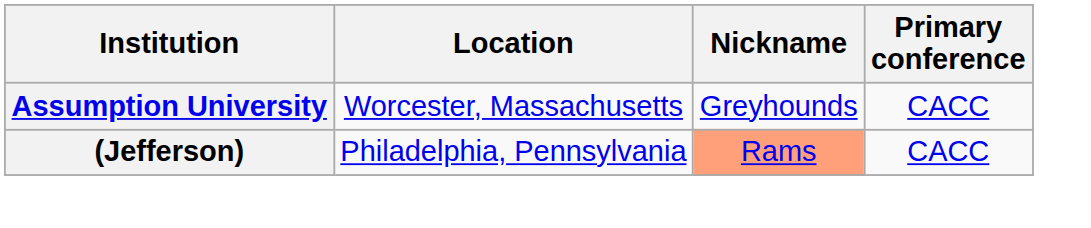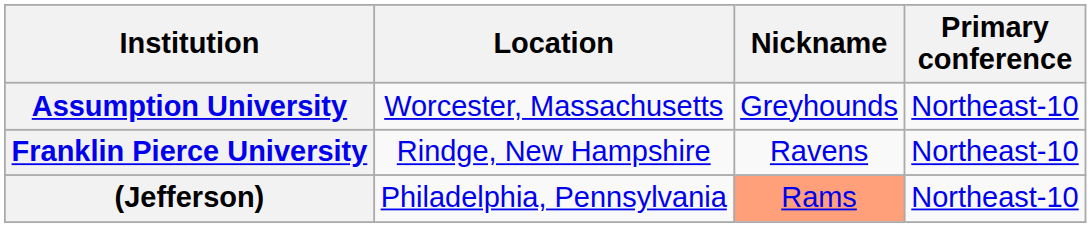(948, 105) CACC -> (995, 105) Northeast-10
+ row: (189, 151)
(948, 151) CACC -> (995, 197) Northeast-10
